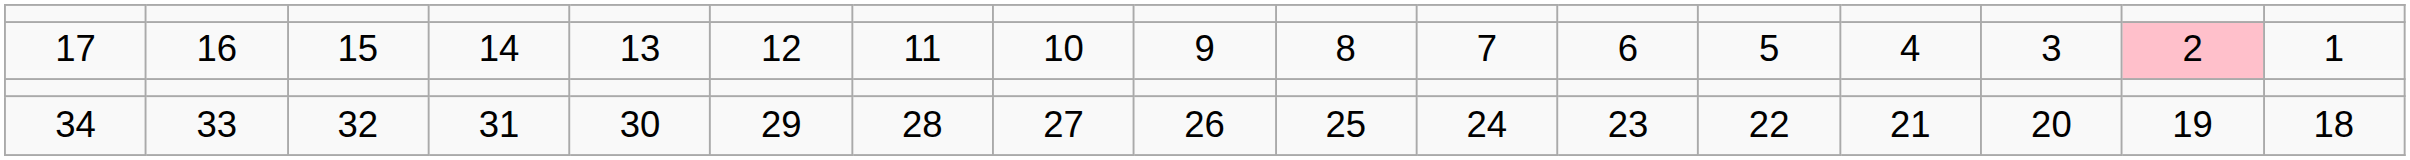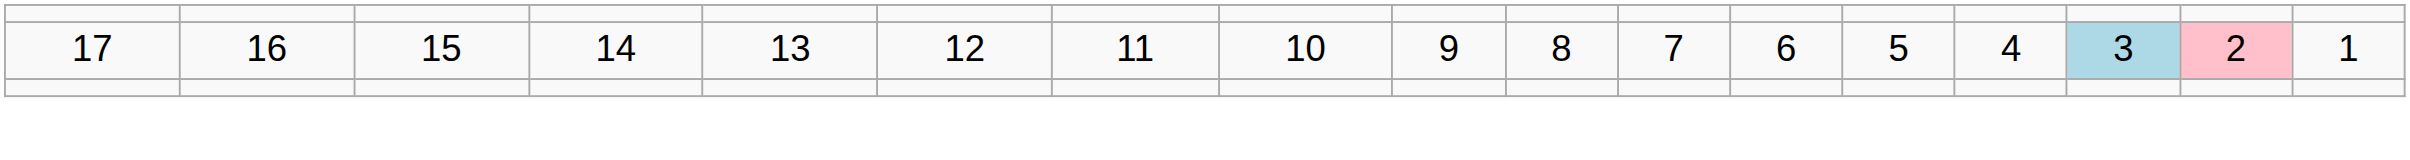(2051, 50) no background -> (2123, 50) lightblue background
- row: (76, 124)
